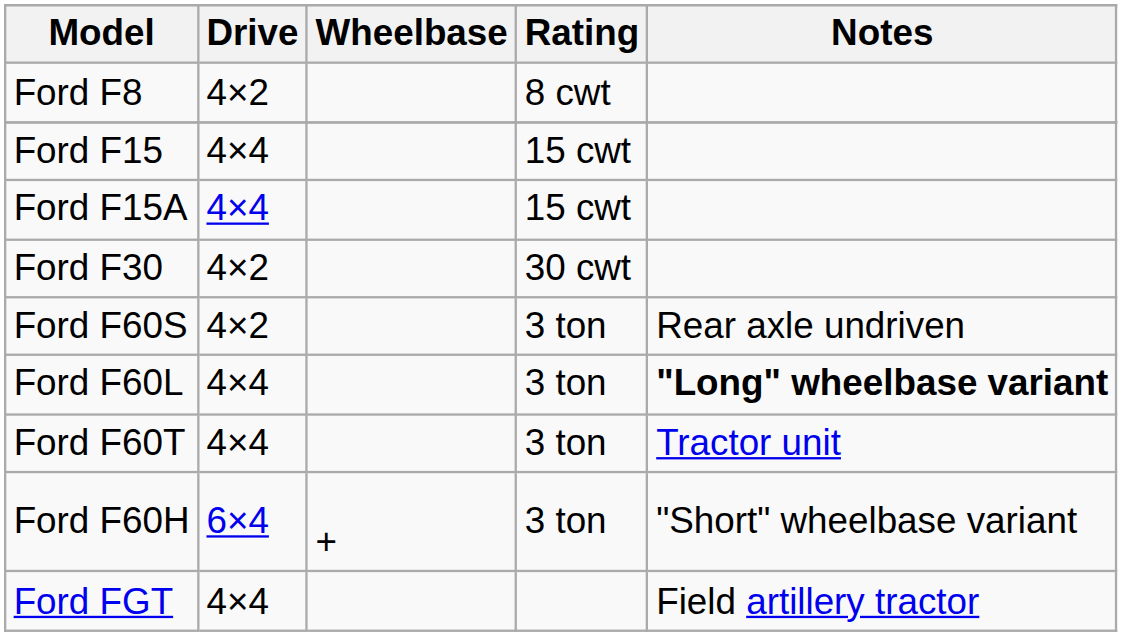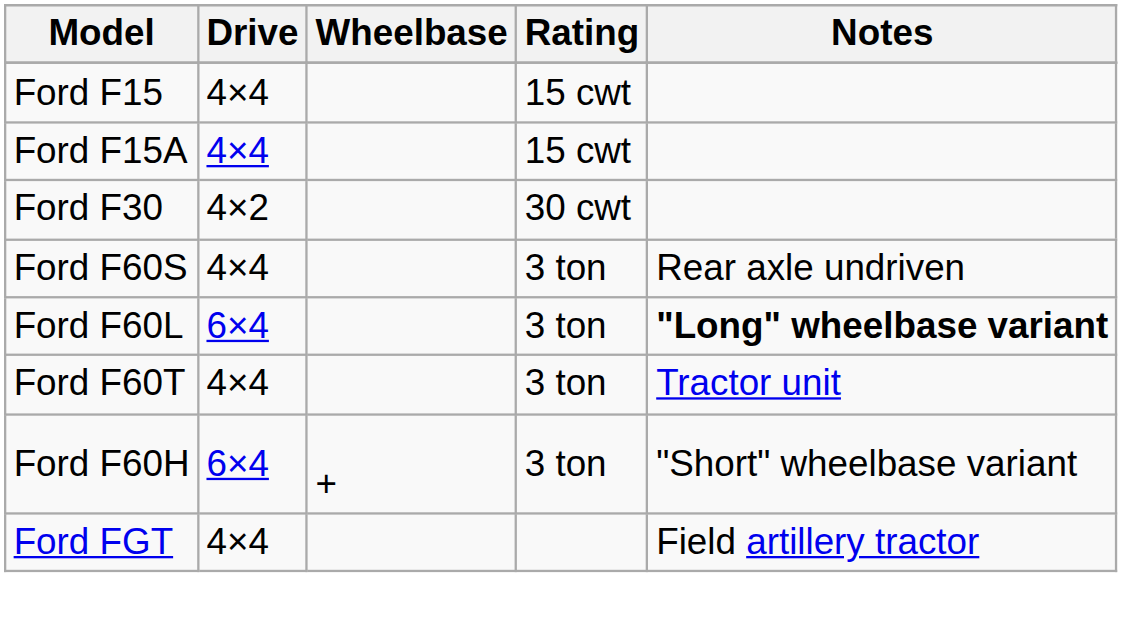- row: (78, 92)
(238, 325) 4×2 -> (238, 267) 4×4
(238, 383) 4×4 -> (238, 325) 6×4
